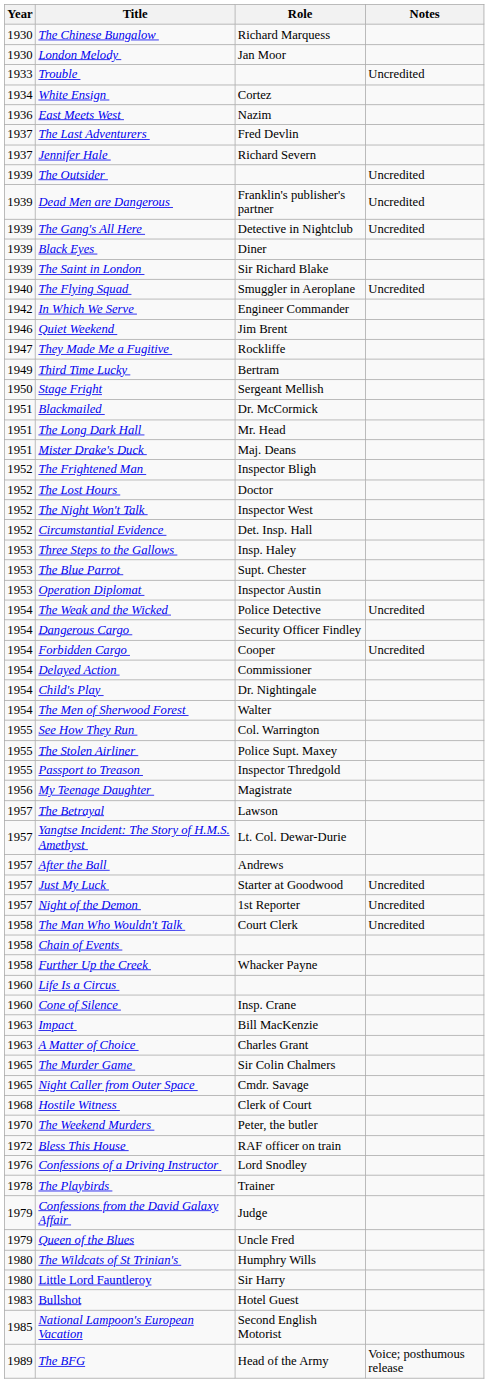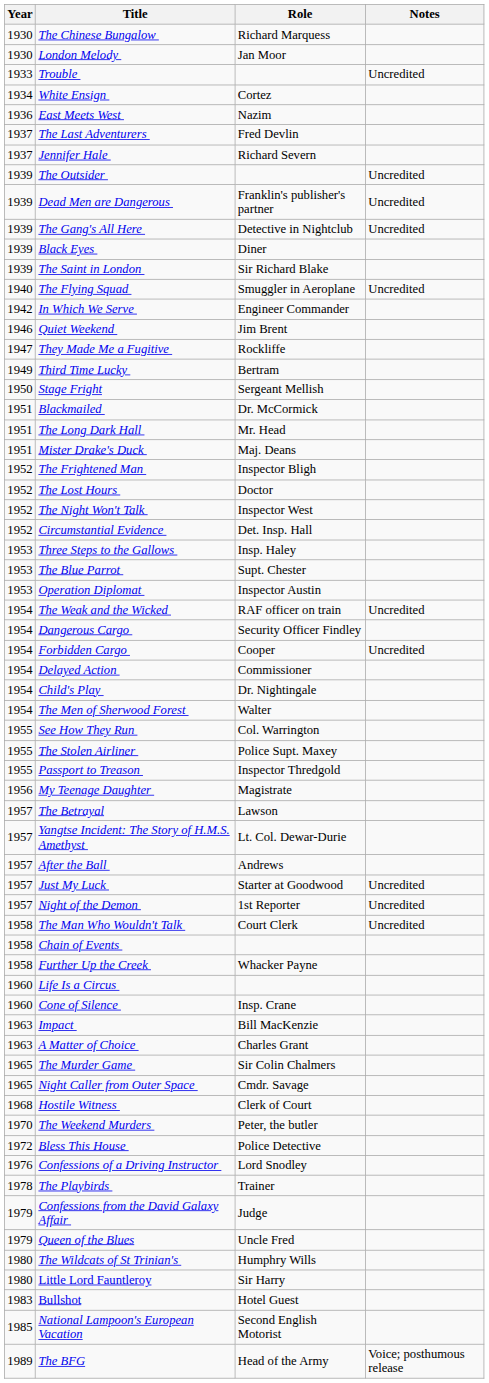(279, 610) Police Detective -> (289, 610) RAF officer on train
(289, 1145) RAF officer on train -> (279, 1145) Police Detective
